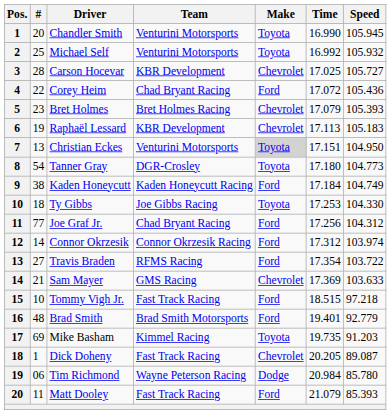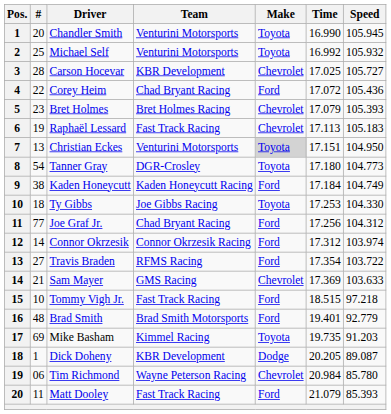(180, 128) KBR Development -> (178, 128) Fast Track Racing
(178, 357) Fast Track Racing -> (180, 357) KBR Development
(281, 357) Chevrolet -> (273, 357) Dodge
(273, 376) Dodge -> (281, 376) Chevrolet
